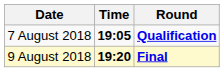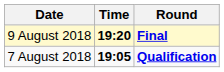rows swapped: (49, 35) <-> (49, 56)
